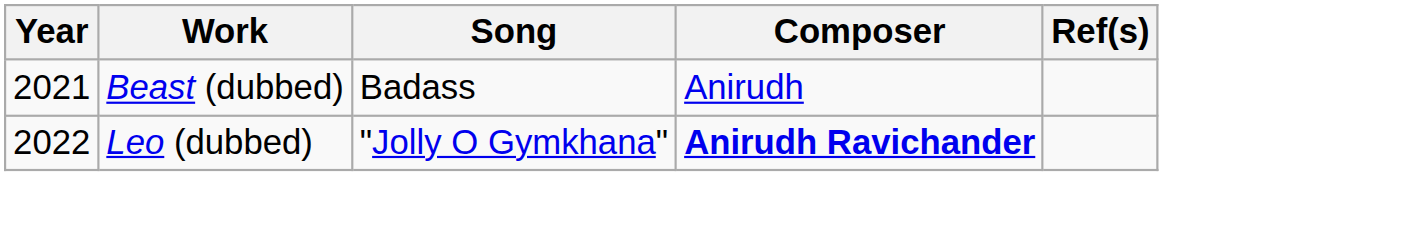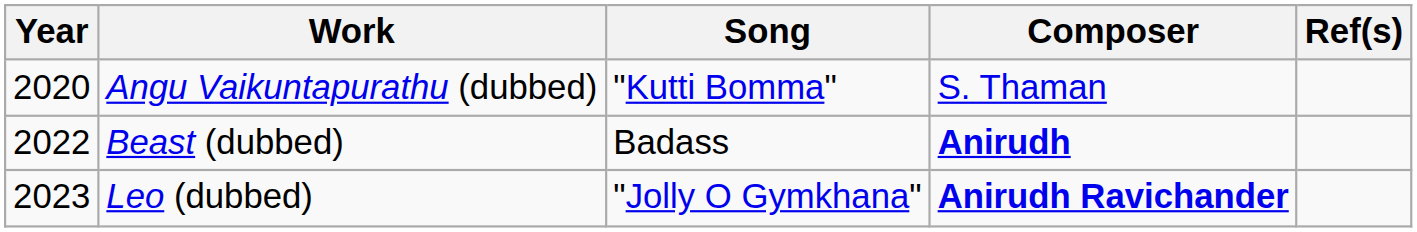+ row: (352, 87)
(52, 87) 2021 -> (52, 142) 2022
(744, 87) normal -> (1004, 142) bold
(52, 142) 2022 -> (52, 197) 2023
